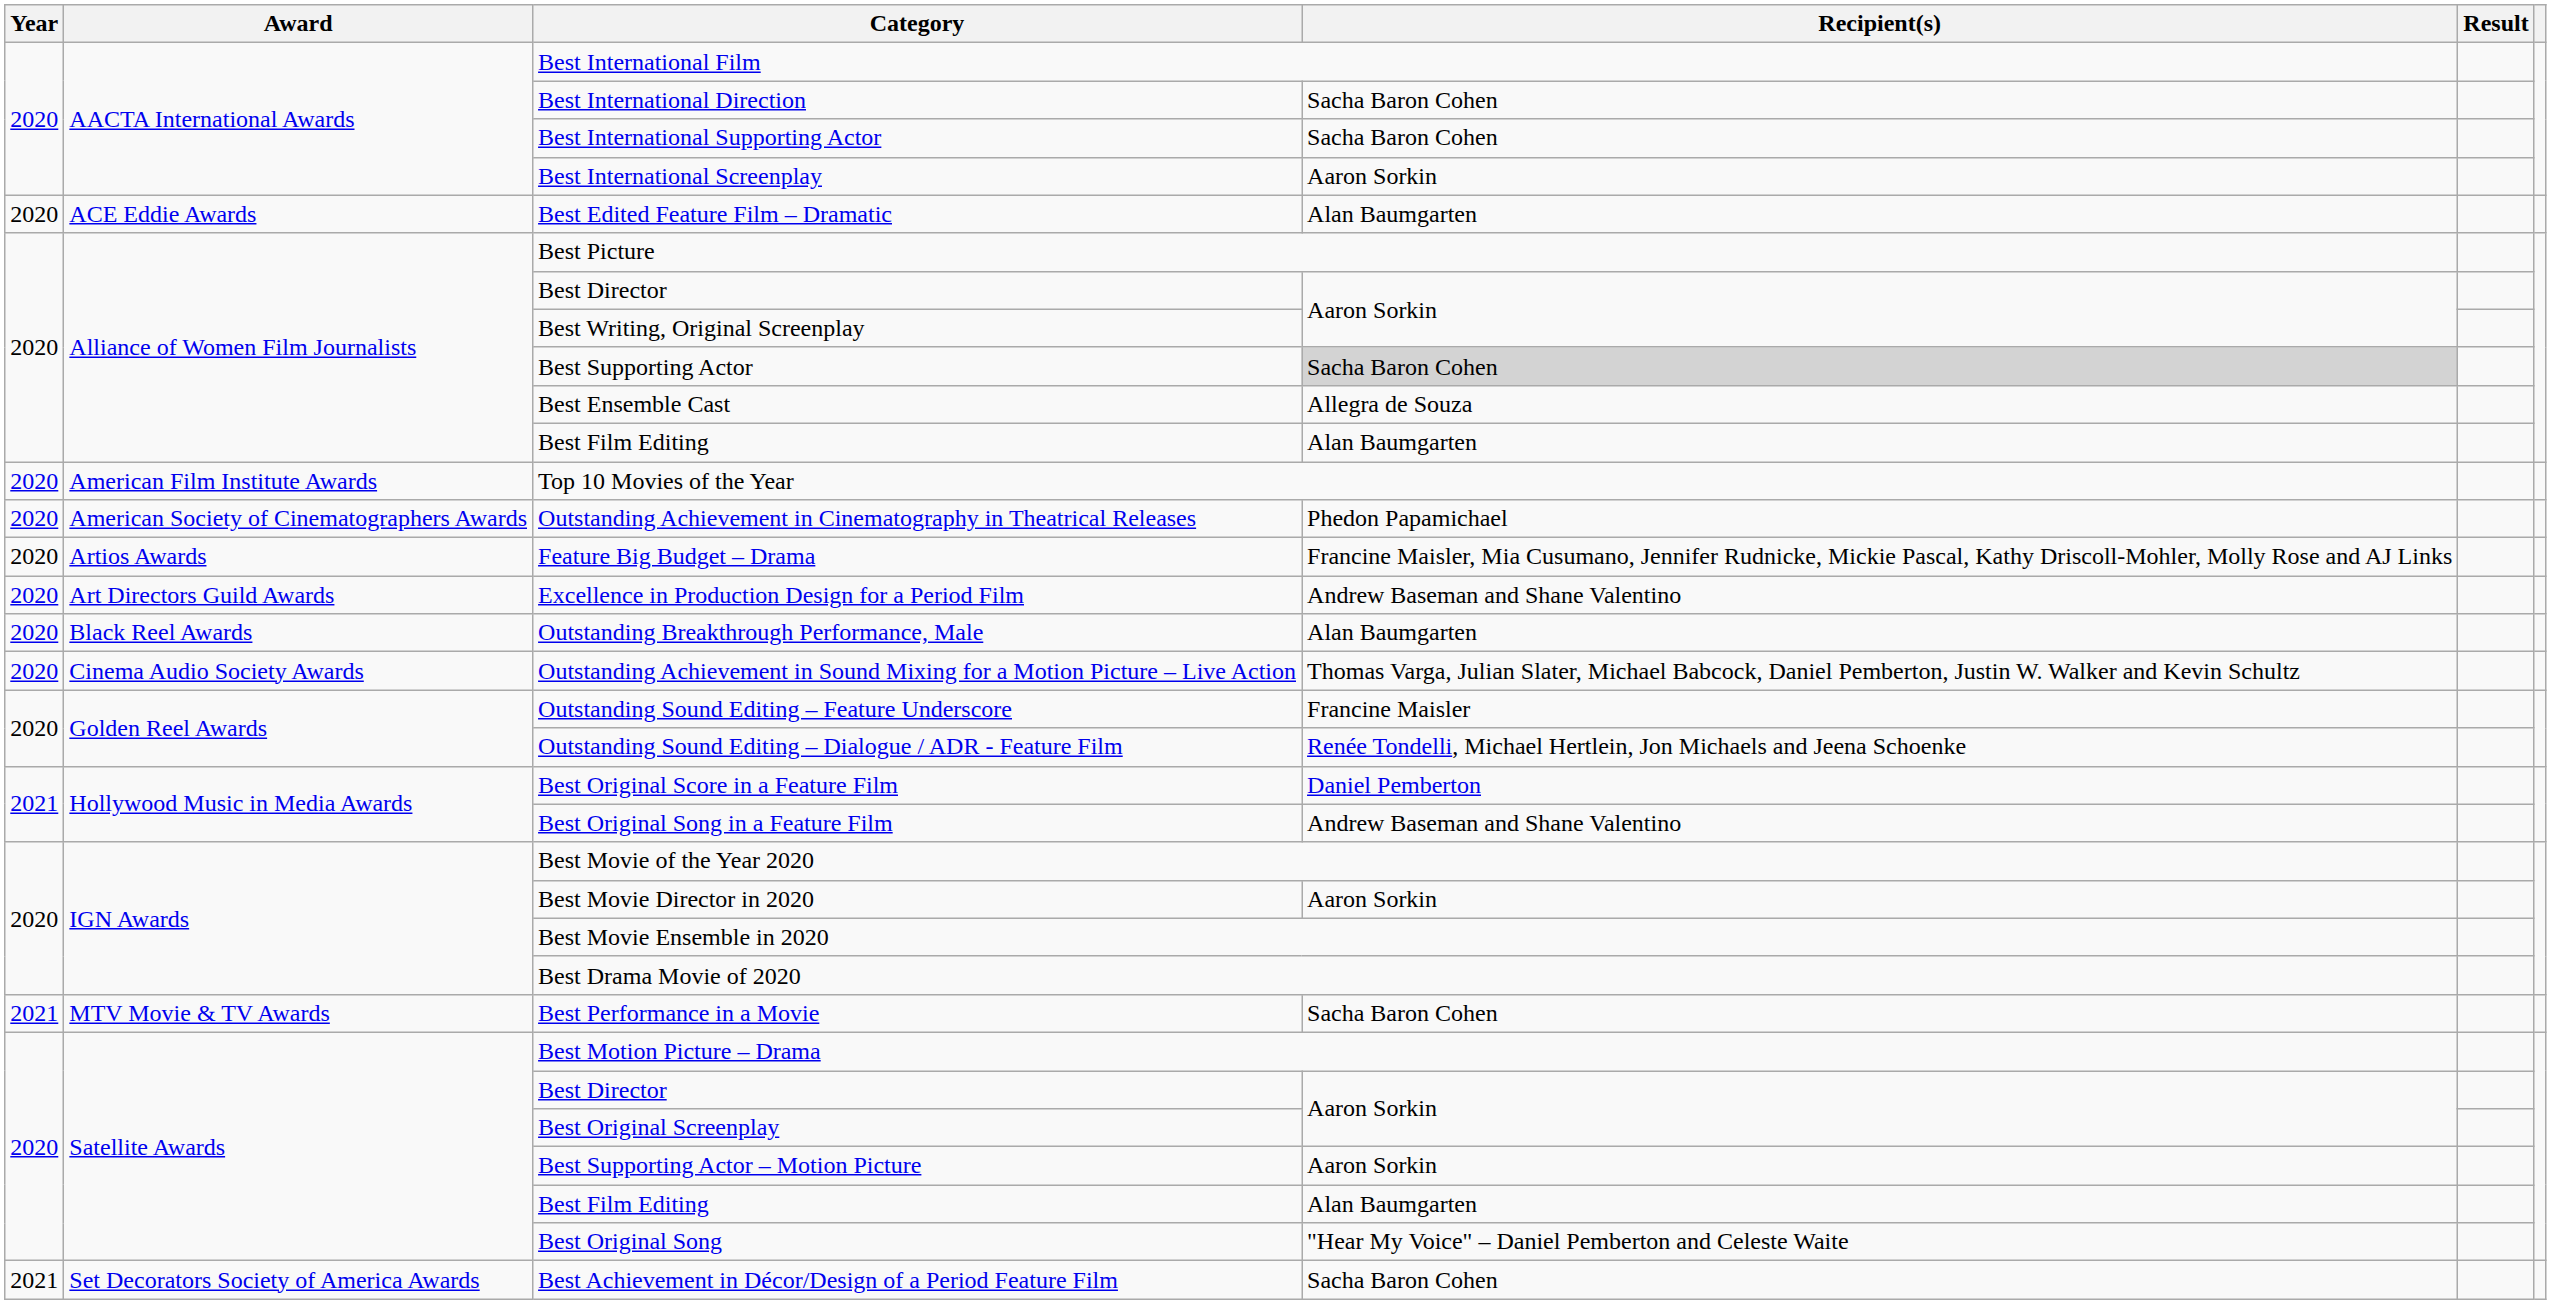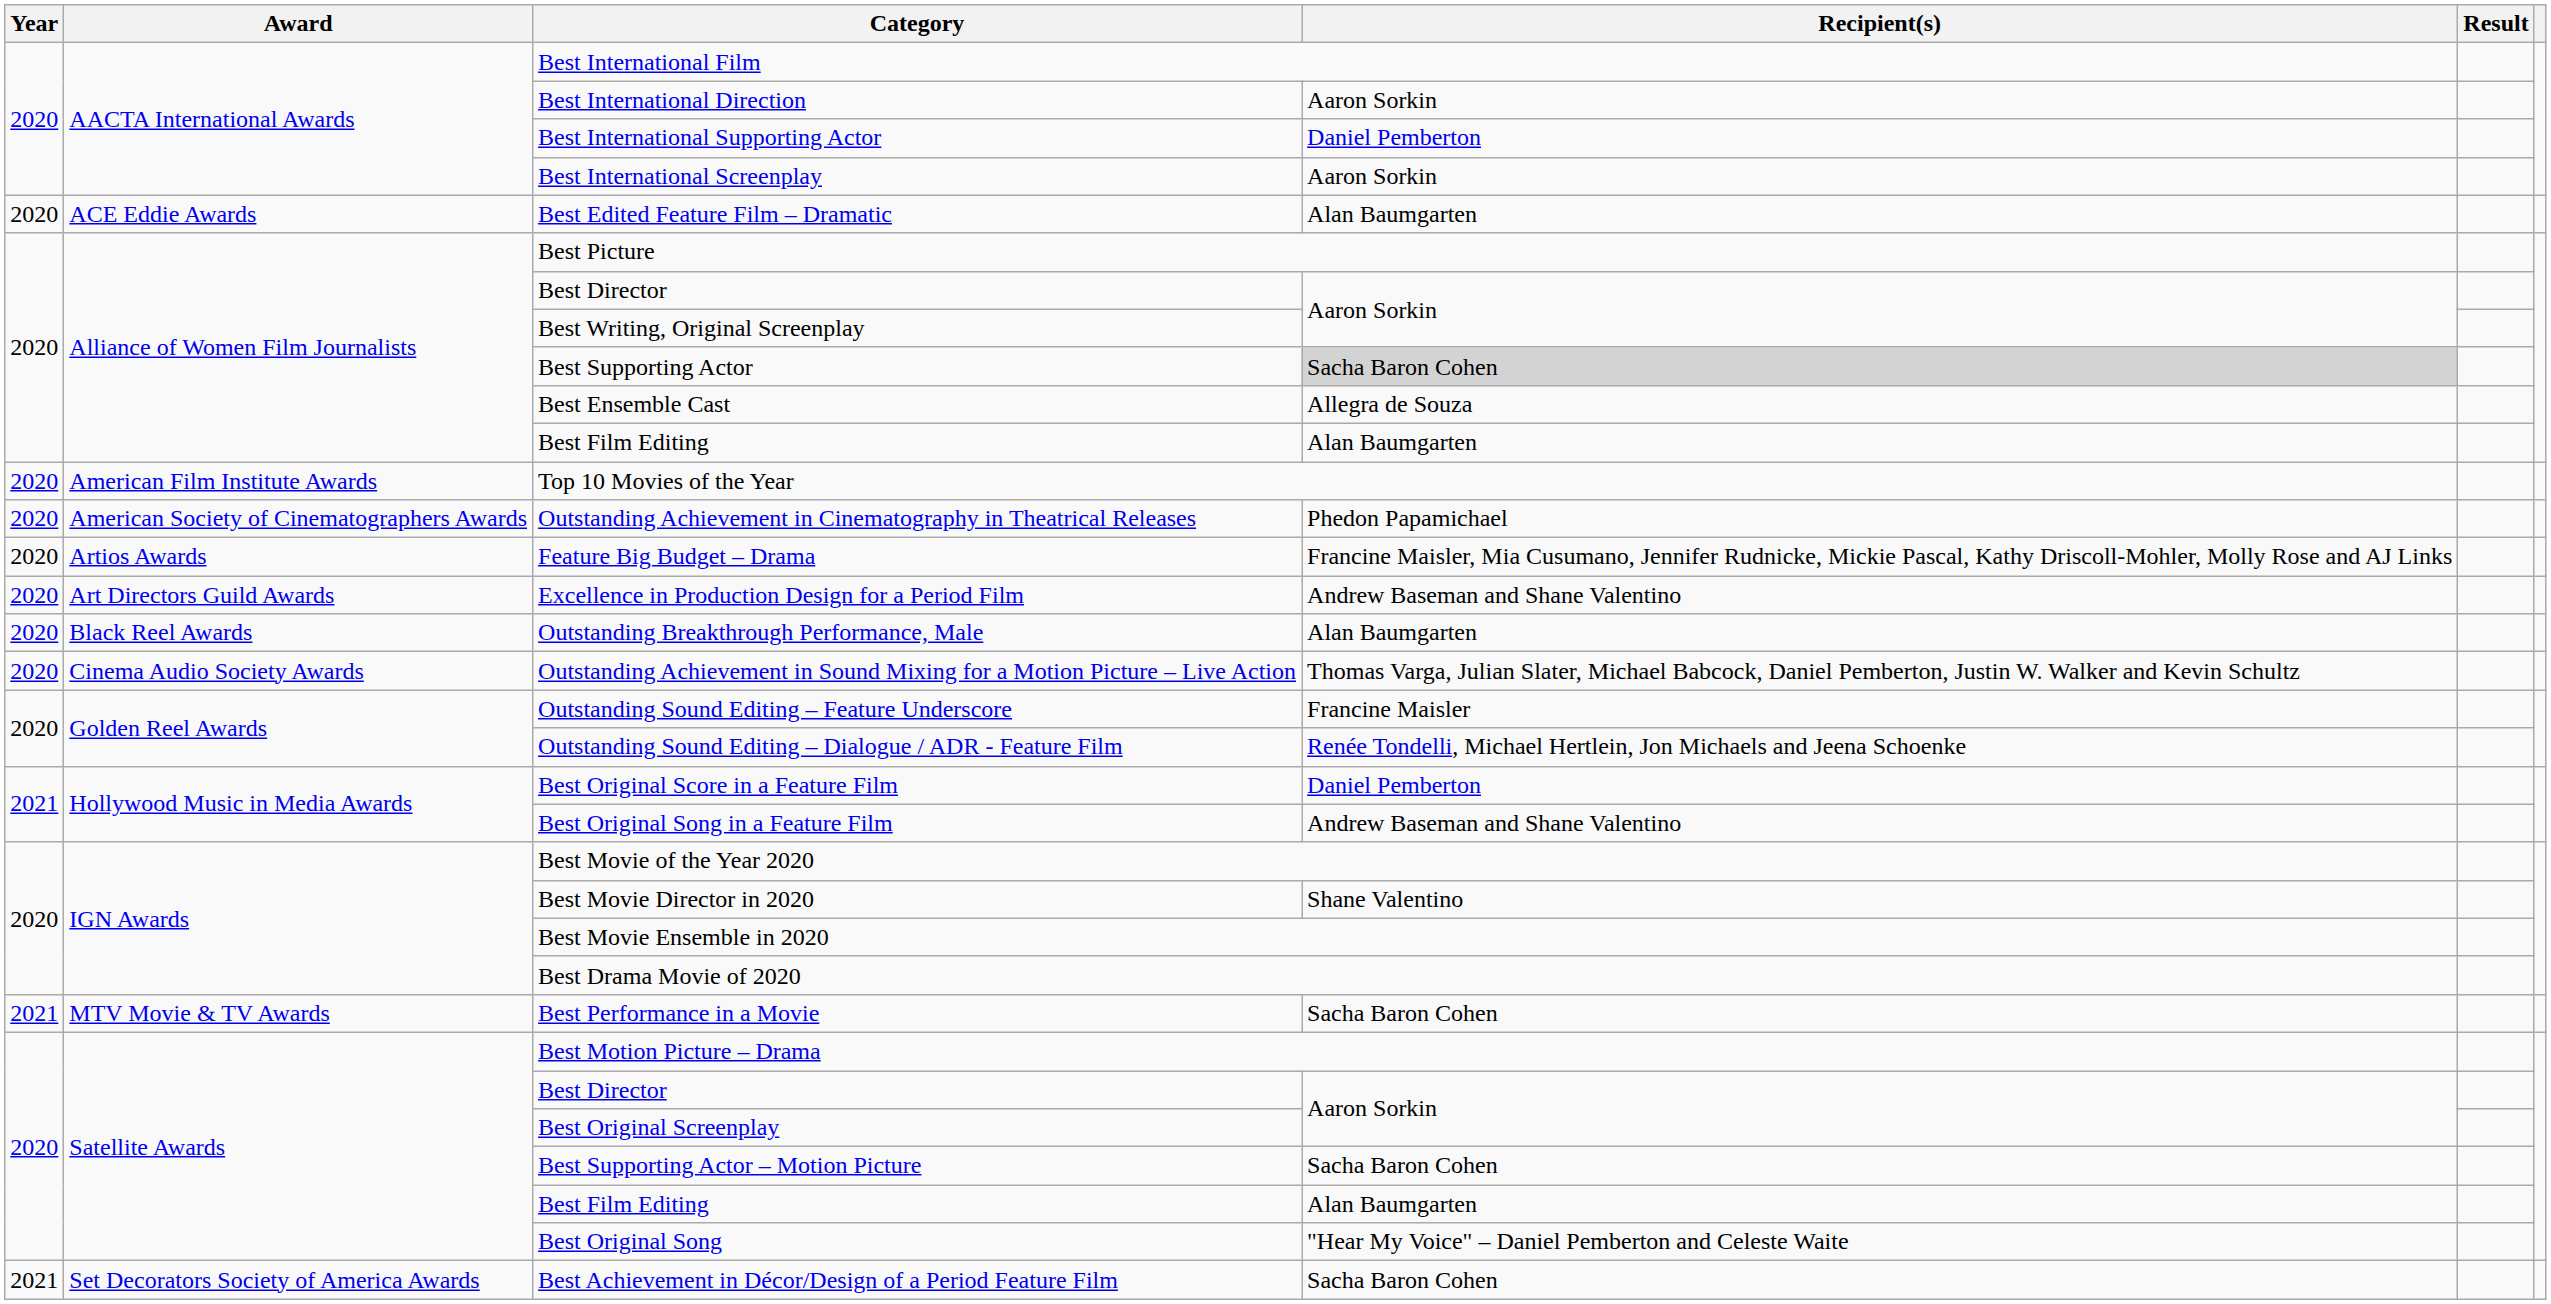(1402, 99) Sacha Baron Cohen -> (1372, 99) Aaron Sorkin
(1402, 137) Sacha Baron Cohen -> (1394, 137) Daniel Pemberton
(1372, 898) Aaron Sorkin -> (1385, 898) Shane Valentino
(1372, 1165) Aaron Sorkin -> (1402, 1165) Sacha Baron Cohen
